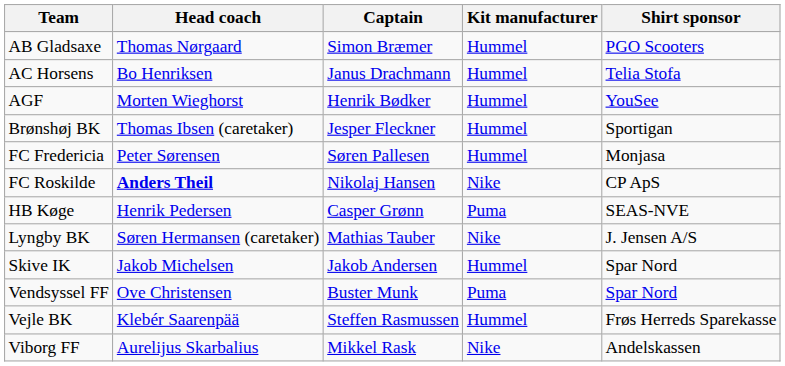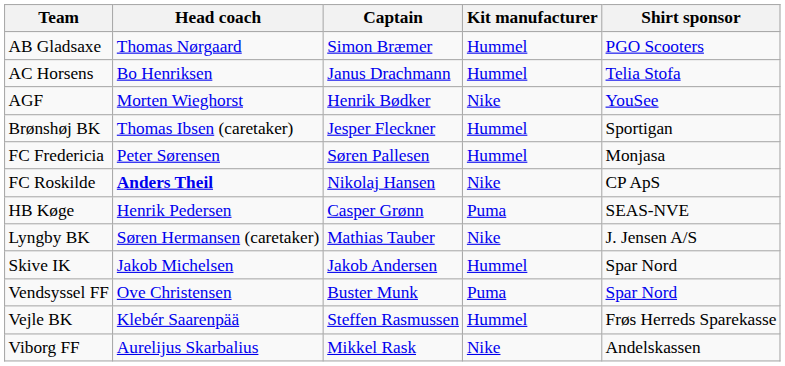(497, 100) Hummel -> (484, 100) Nike
